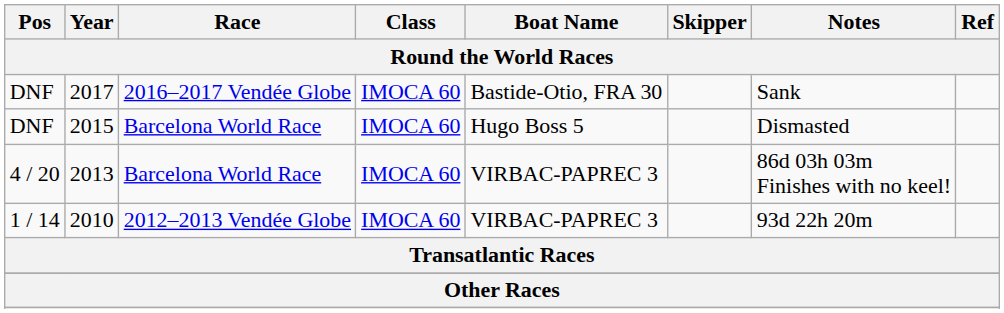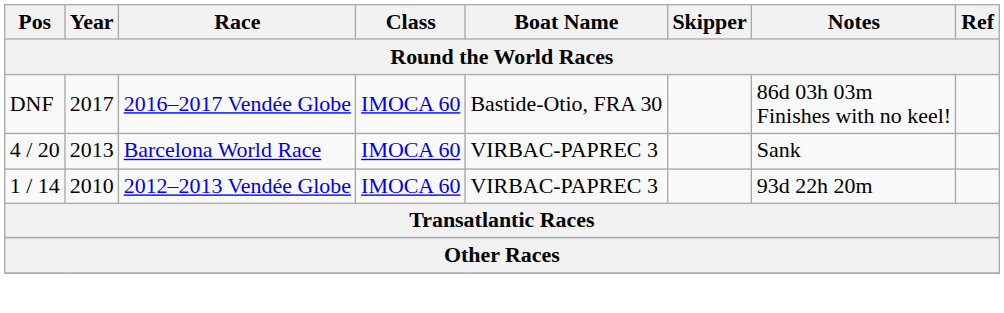(779, 91) Sank -> (854, 103) 86d 03h 03m Finishes with no keel!
- row: (92, 126)
(854, 173) 86d 03h 03m Finishes with no keel! -> (779, 150) Sank
